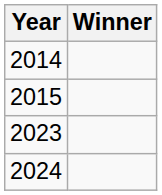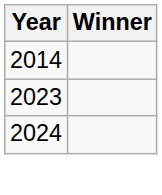- row: (36, 97)
